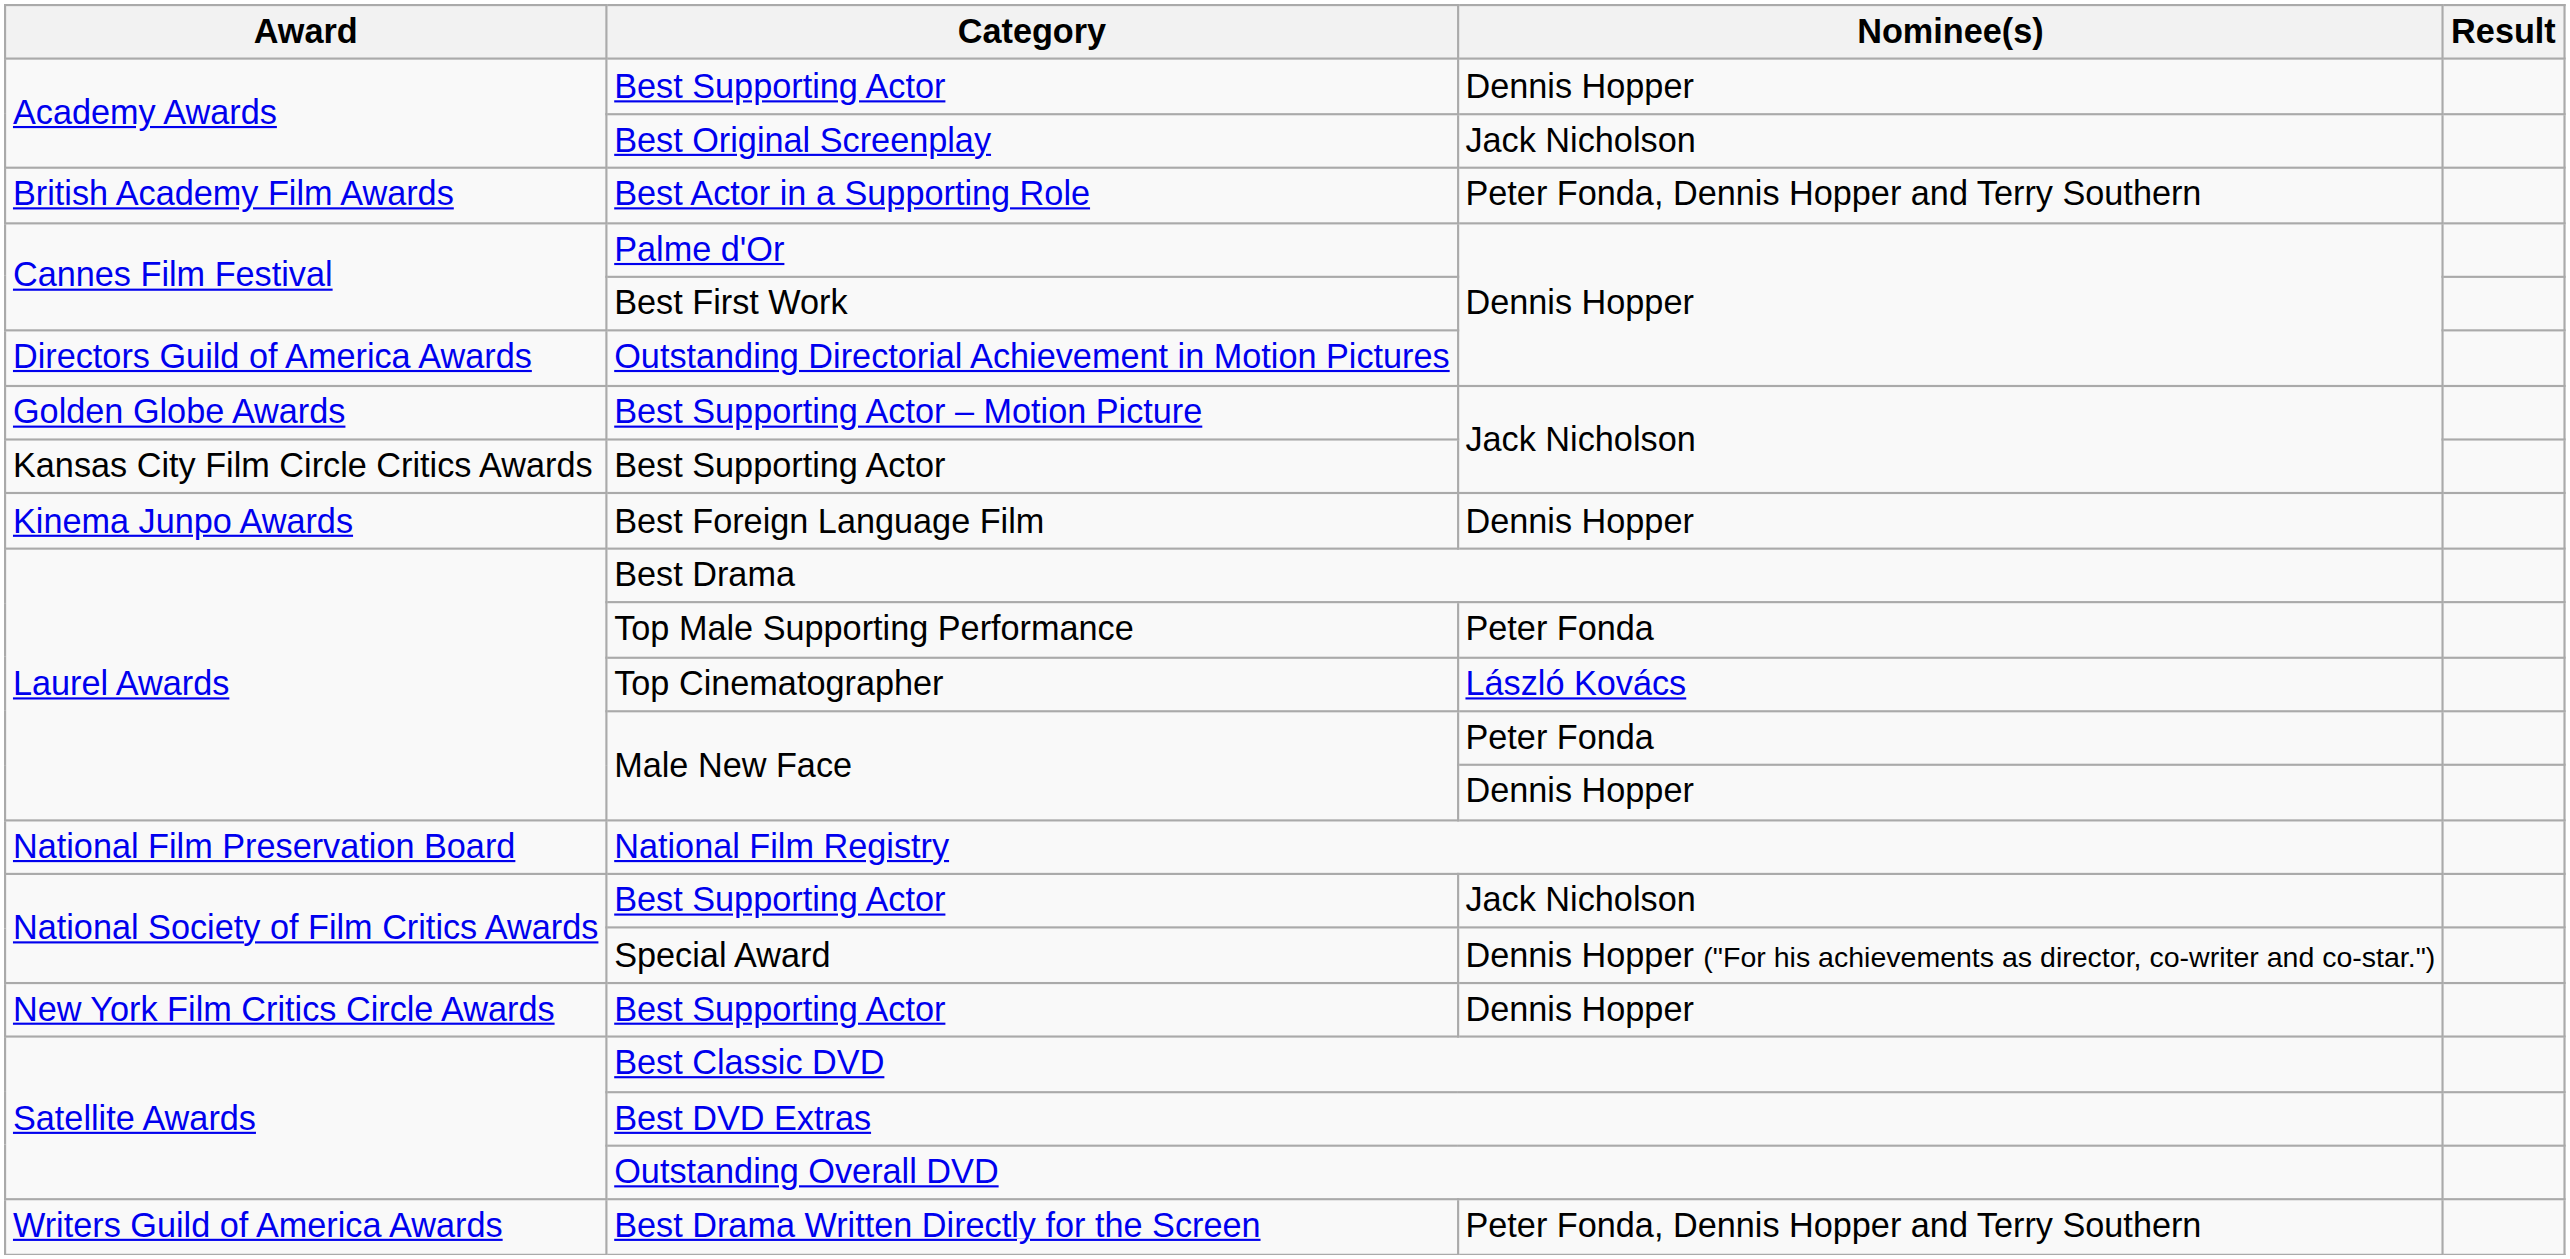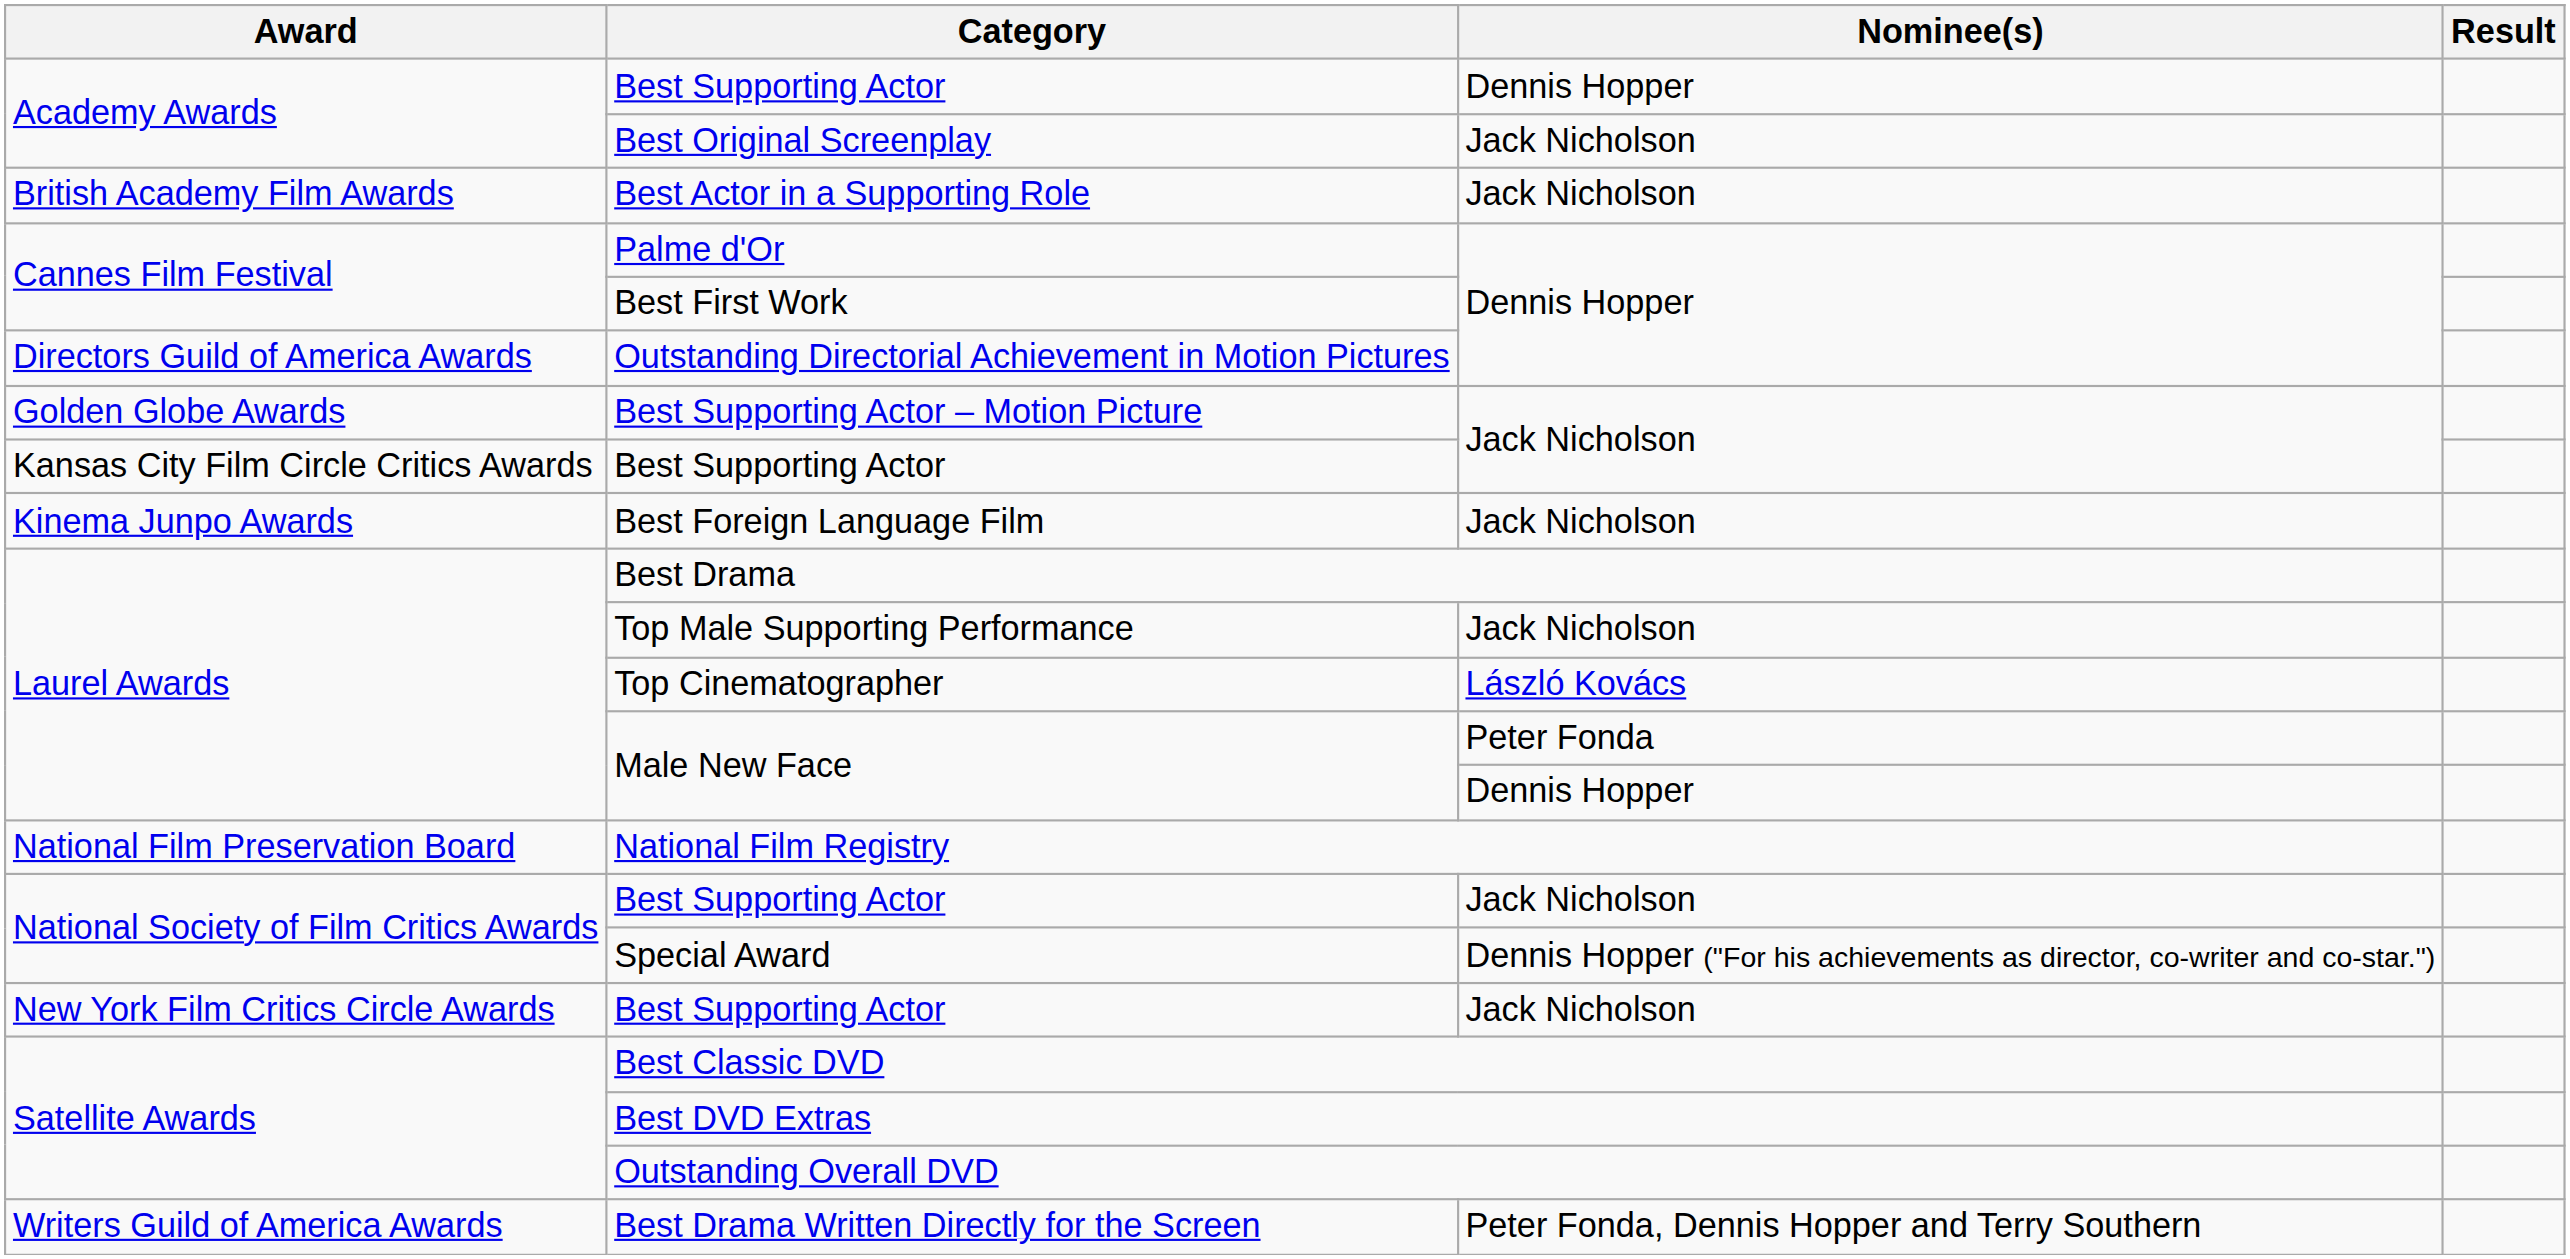(1833, 194) Peter Fonda, Dennis Hopper and Terry Southern -> (1581, 194) Jack Nicholson
(1580, 520) Dennis Hopper -> (1581, 520) Jack Nicholson
(1560, 628) Peter Fonda -> (1581, 628) Jack Nicholson
(1580, 1009) Dennis Hopper -> (1581, 1009) Jack Nicholson
